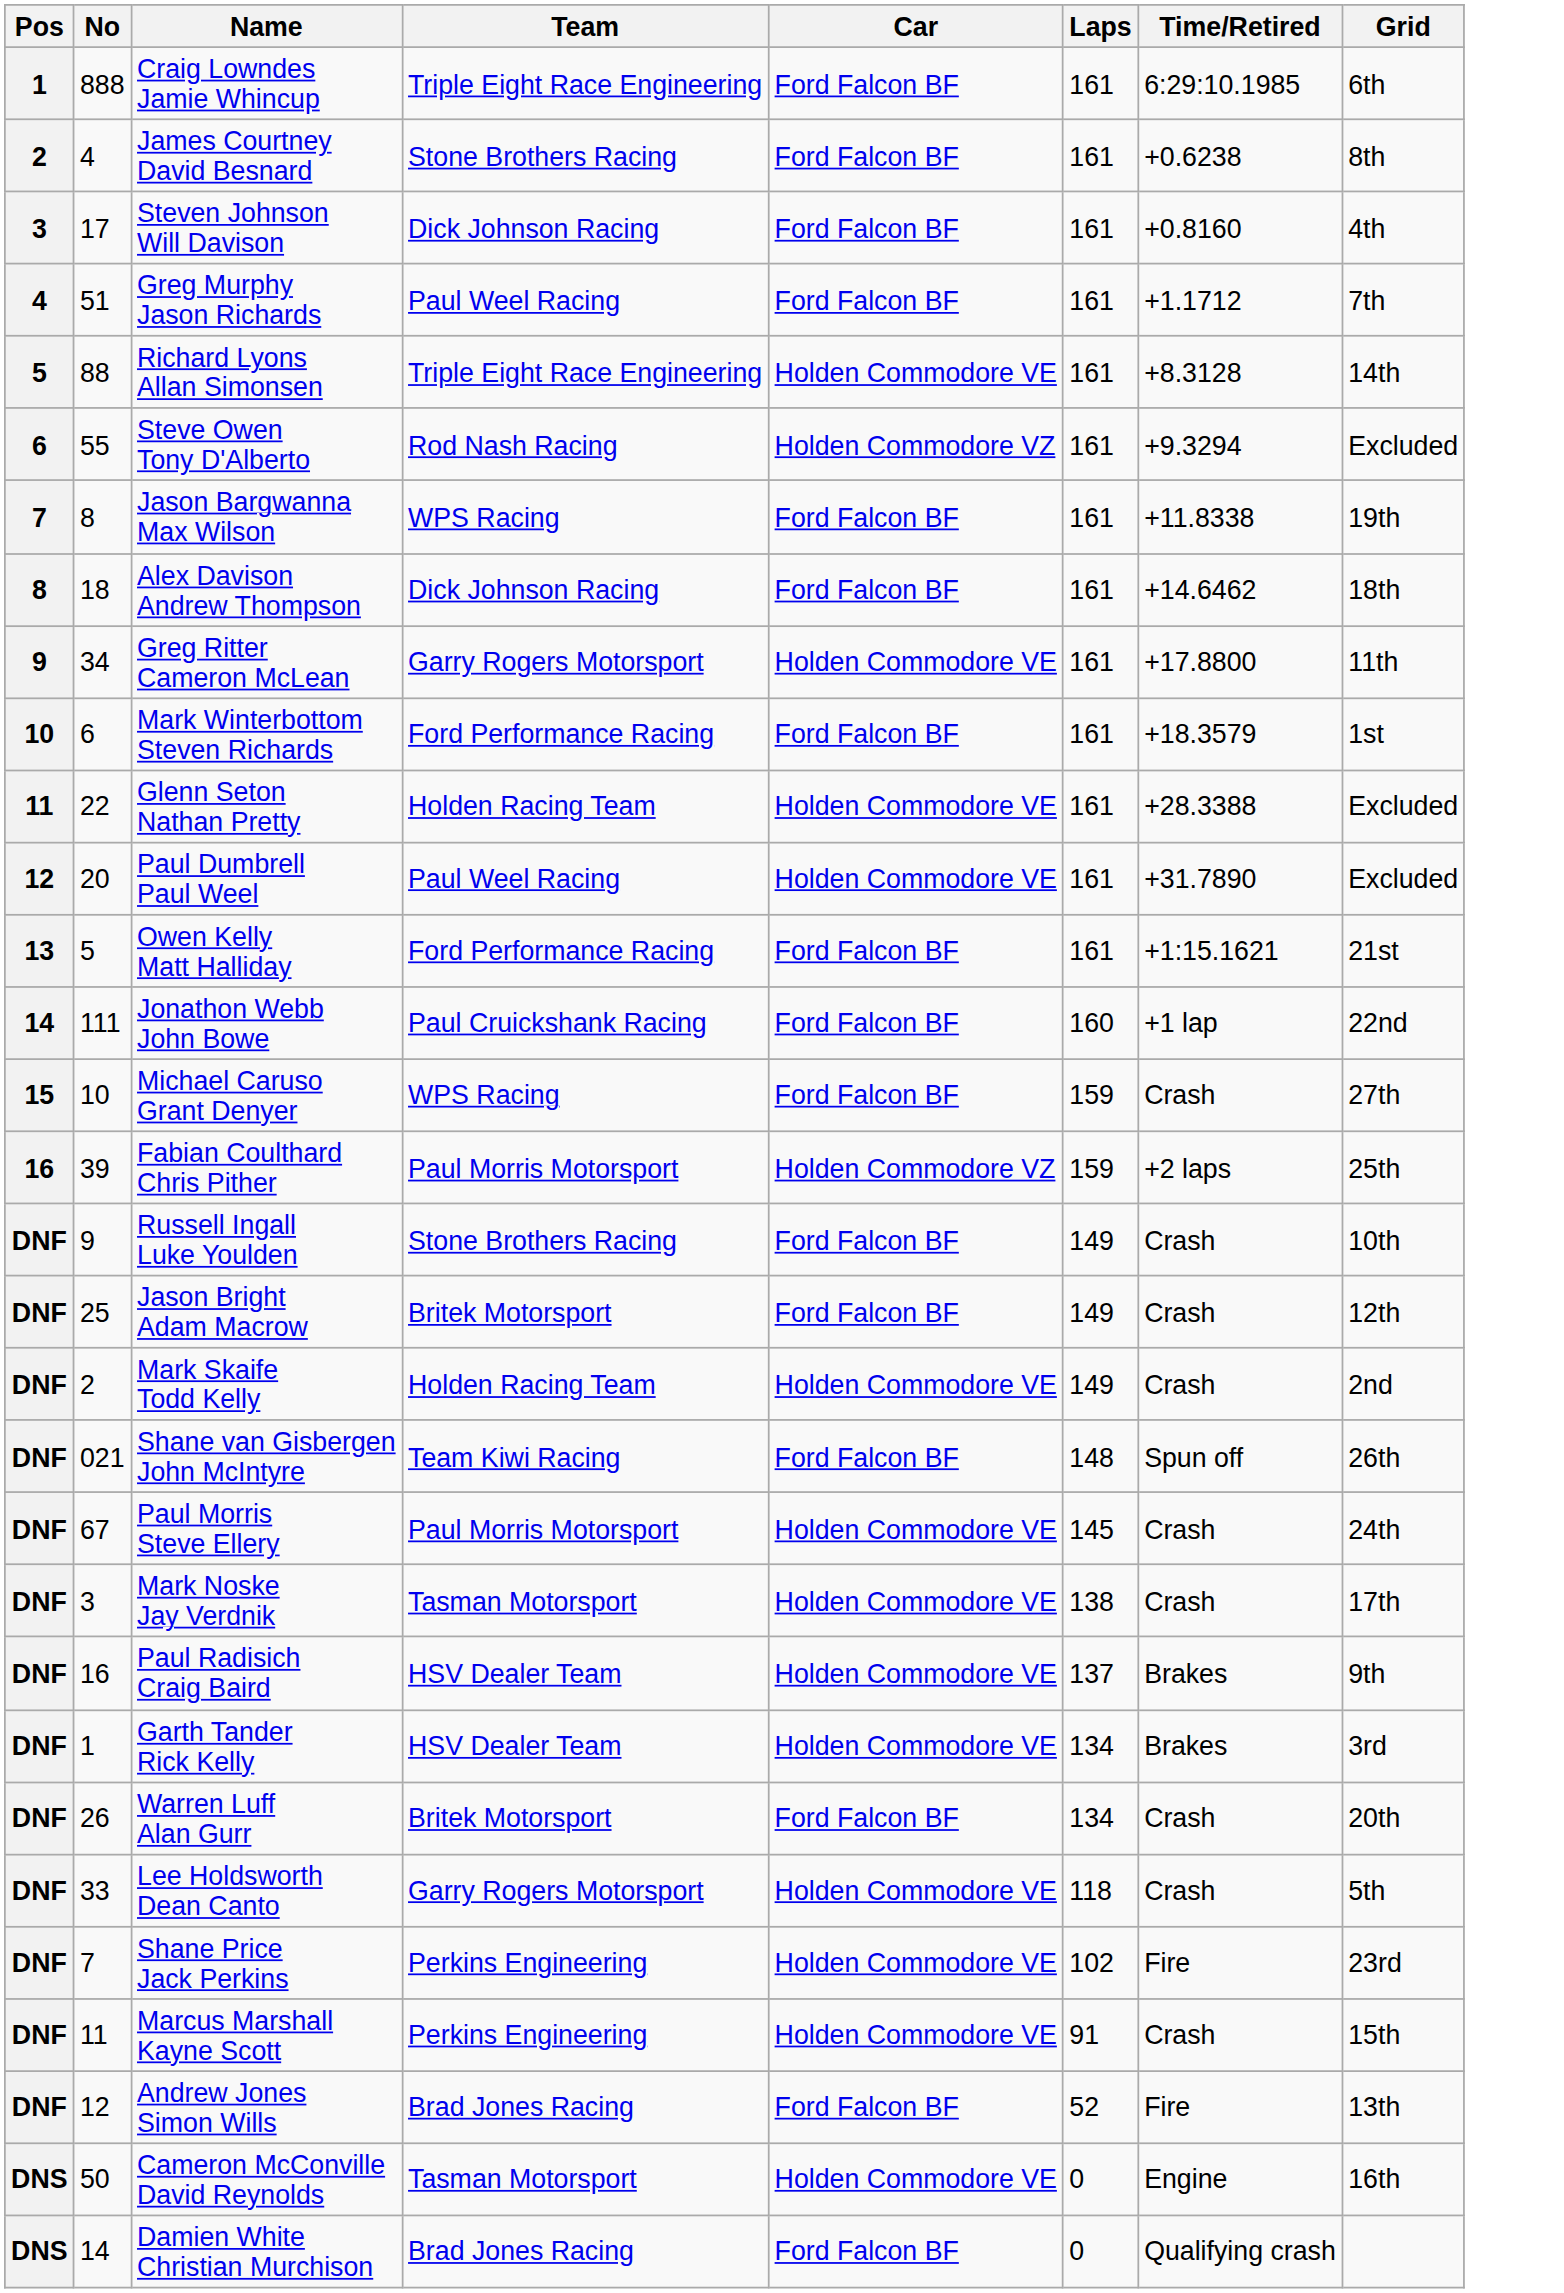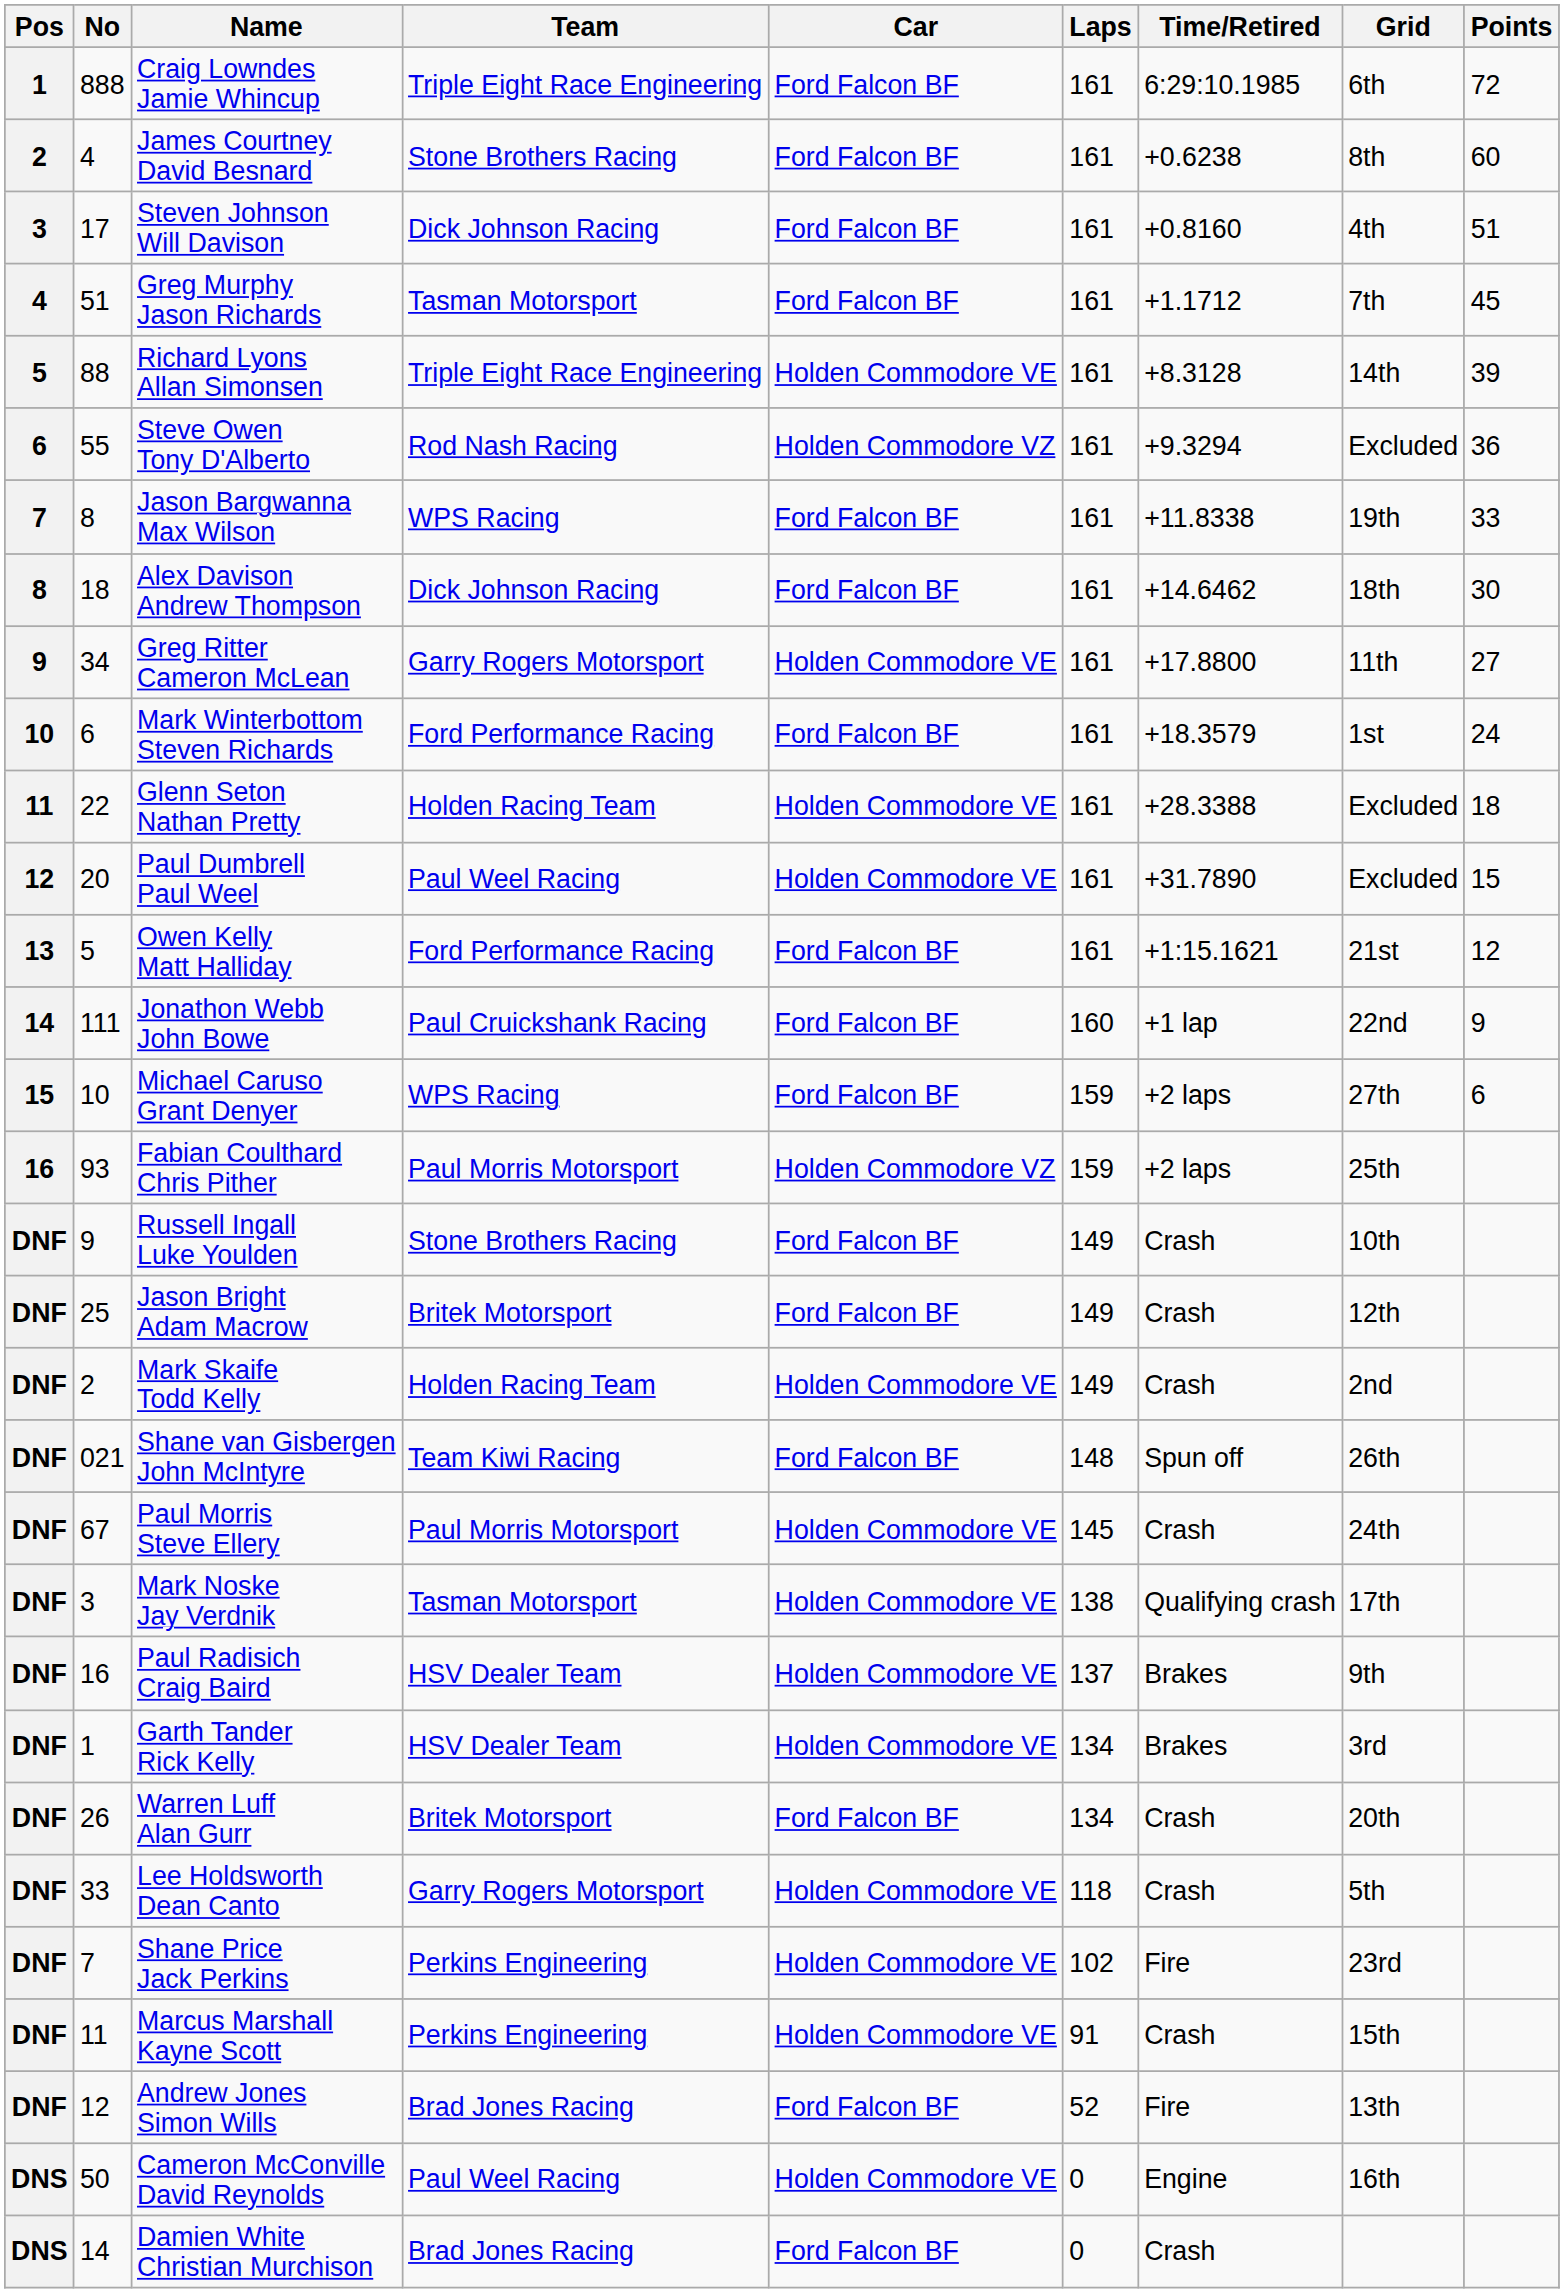+ column: (1512, 26)
(514, 300) Paul Weel Racing -> (522, 300) Tasman Motorsport
(1180, 1095) Crash -> (1188, 1095) +2 laps
(95, 1168) 39 -> (95, 1168) 93
(1180, 1601) Crash -> (1240, 1601) Qualifying crash
(522, 2179) Tasman Motorsport -> (514, 2179) Paul Weel Racing
(1240, 2252) Qualifying crash -> (1180, 2252) Crash
